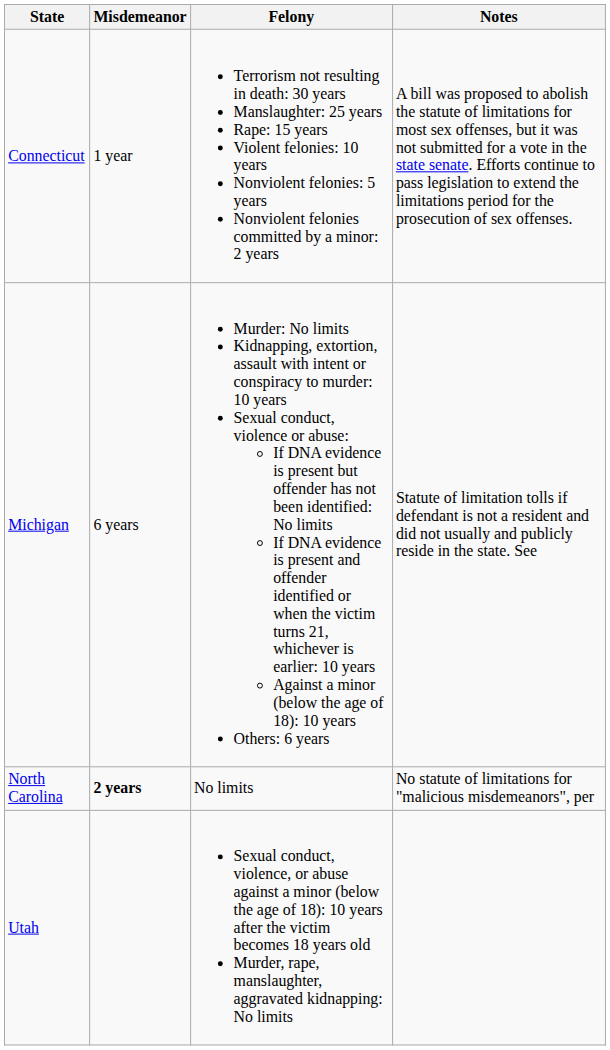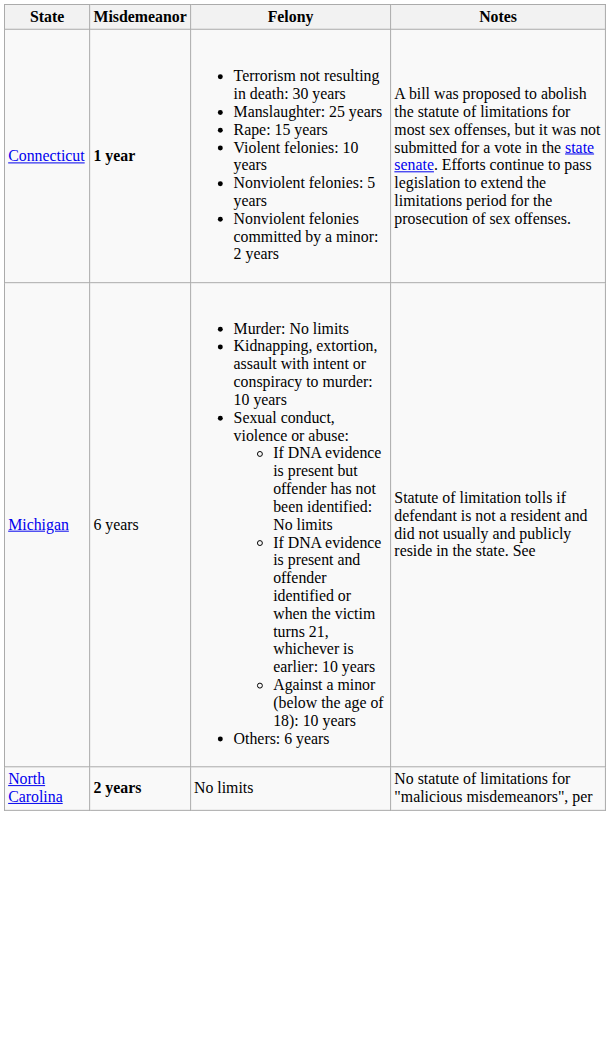(113, 156) normal -> (114, 156) bold
- row: (24, 927)
